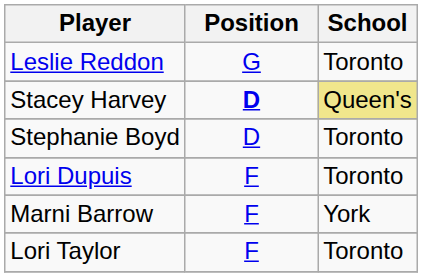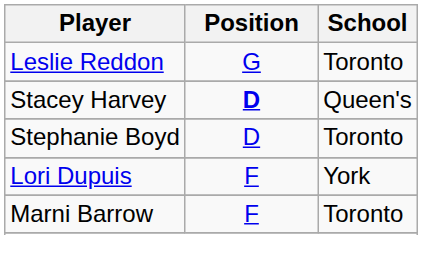(368, 99) khaki background -> (368, 99) no background
(363, 175) Toronto -> (347, 175) York
(347, 213) York -> (363, 213) Toronto
- row: (65, 251)
